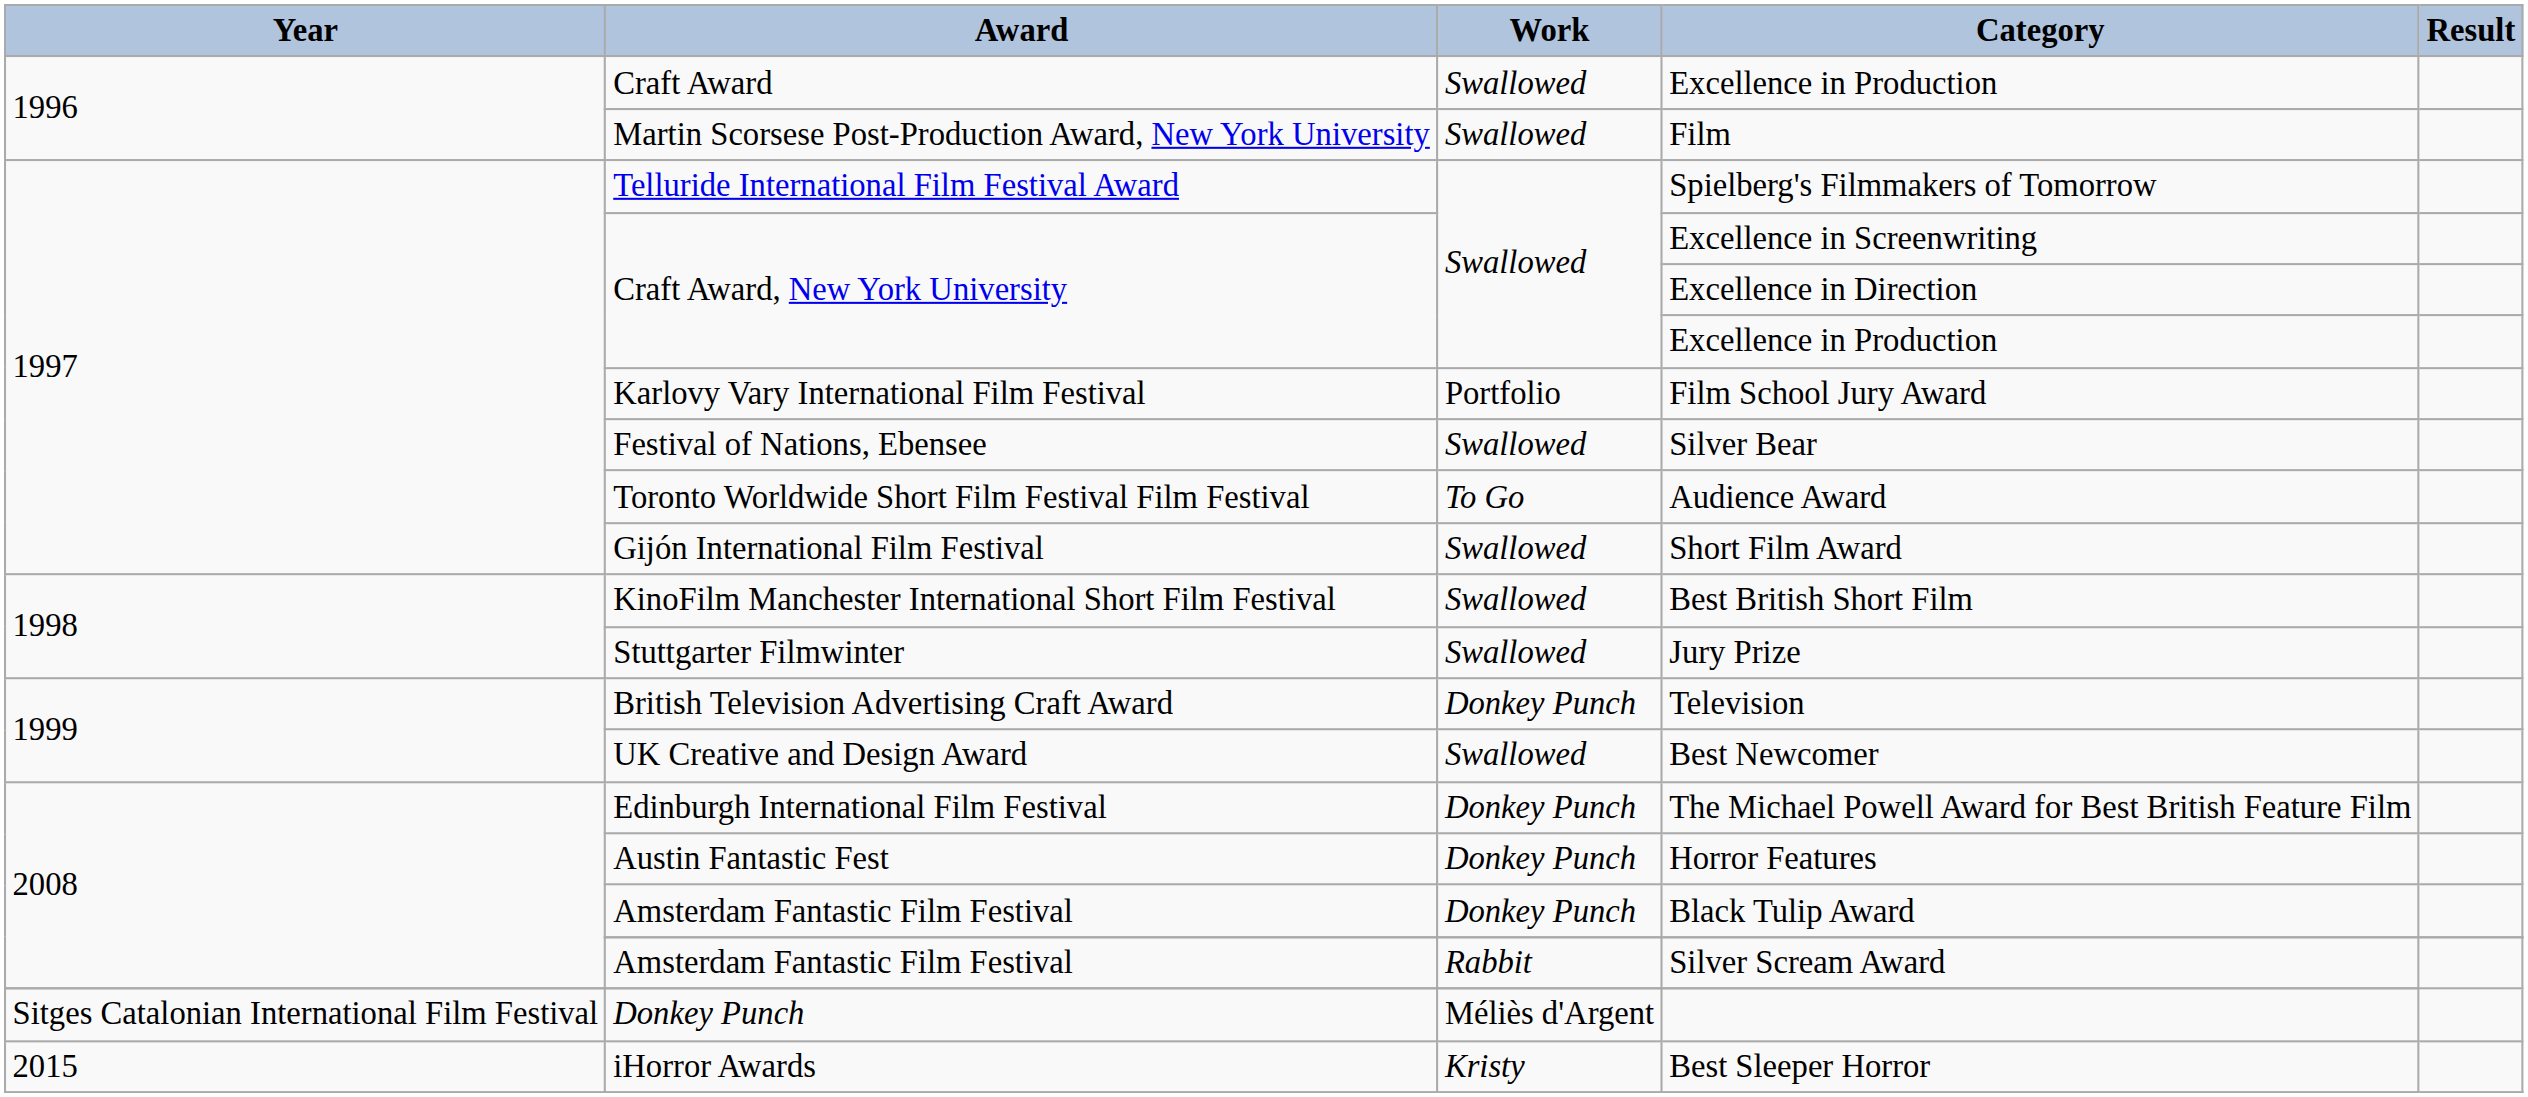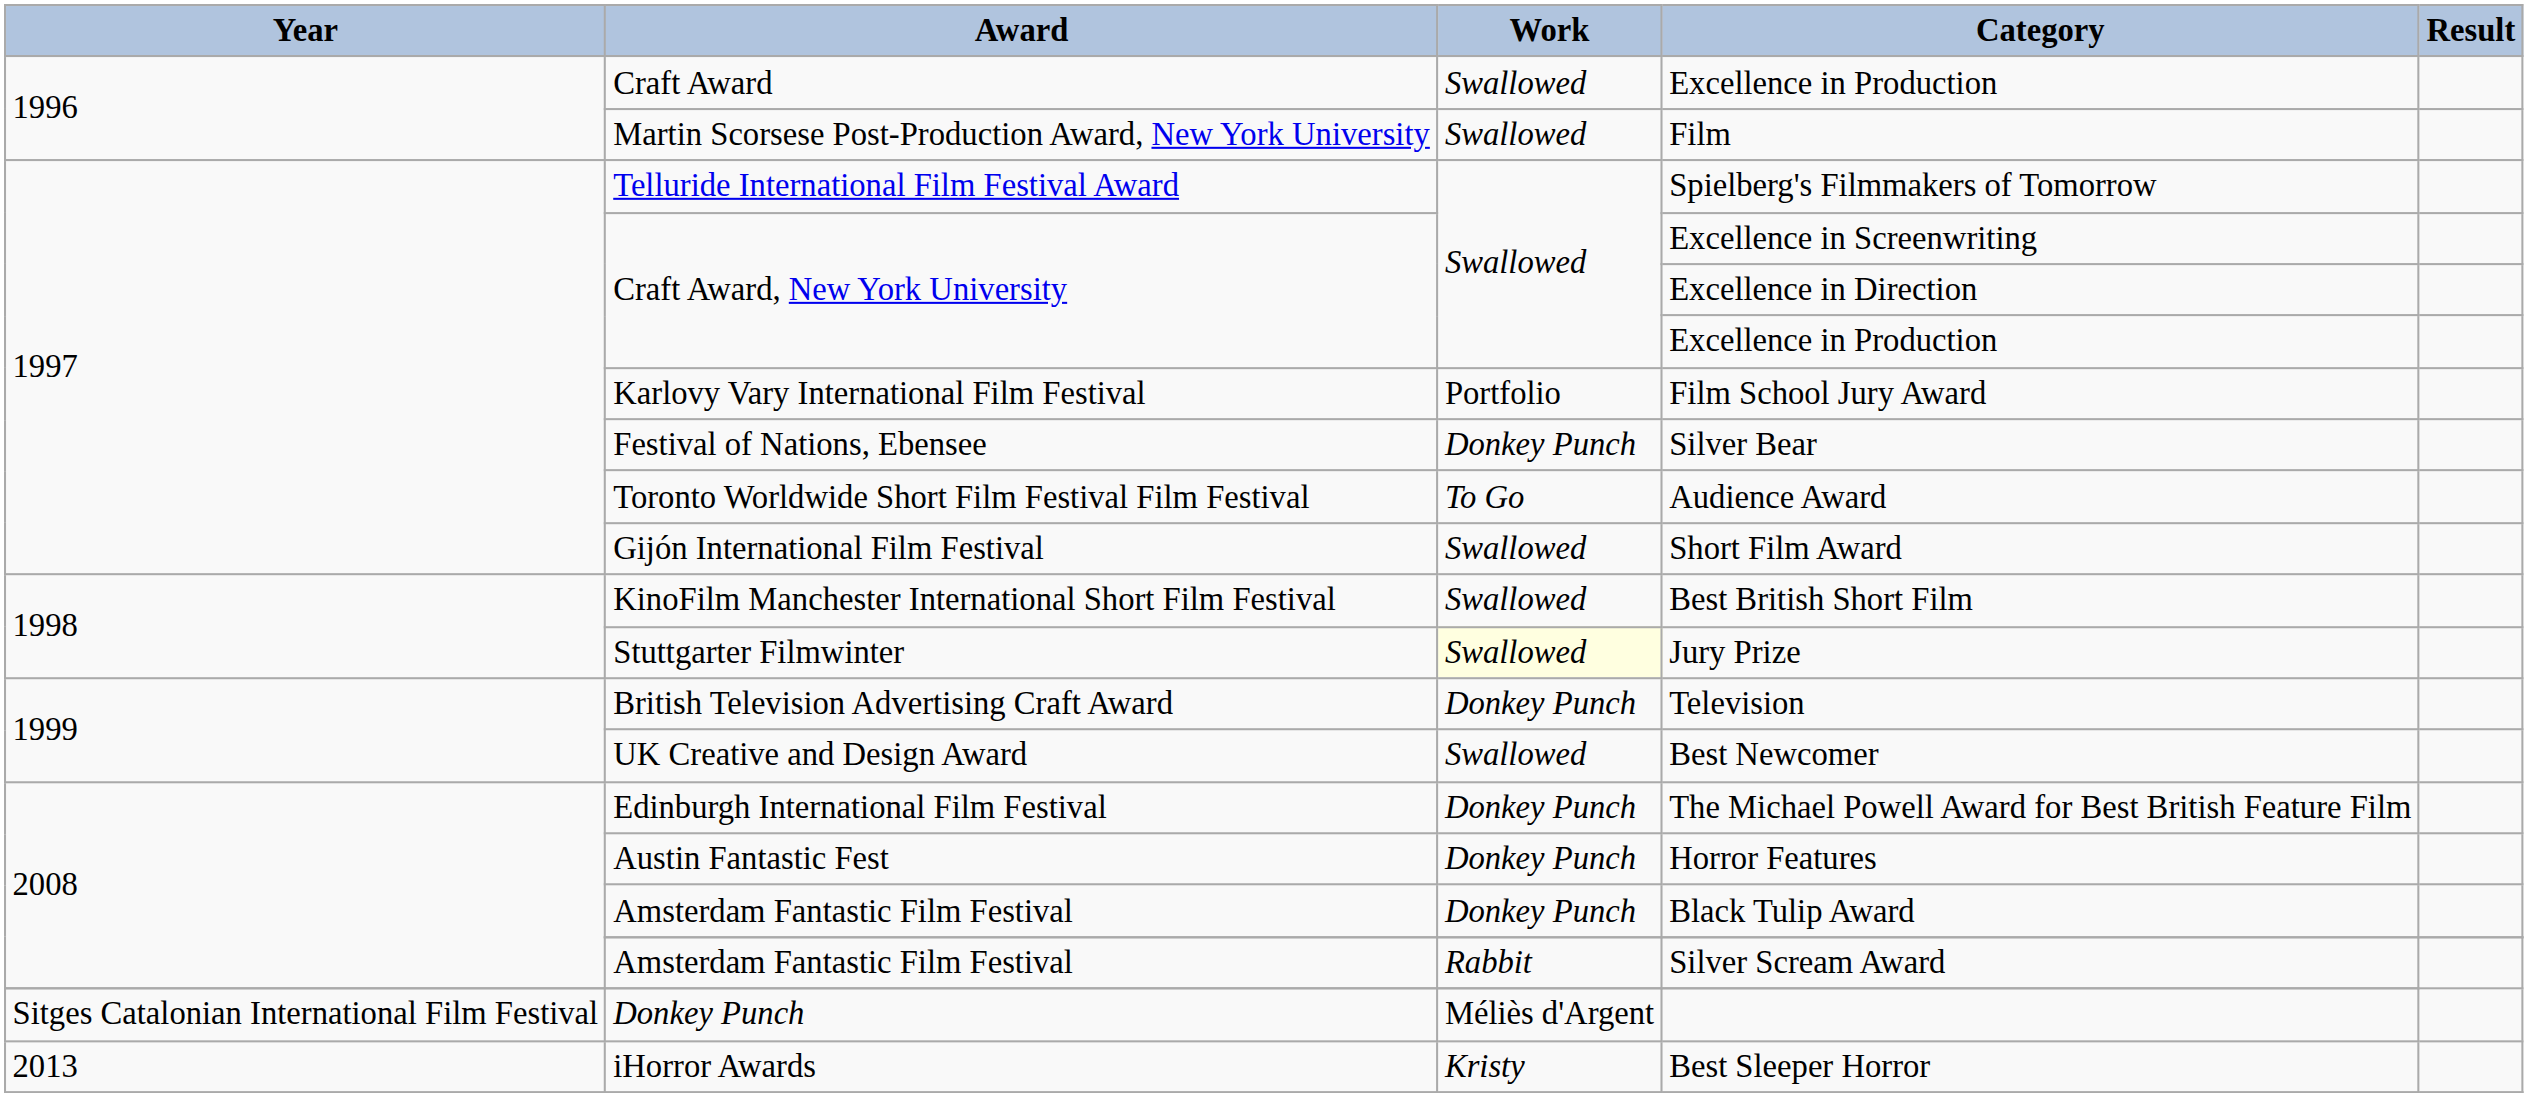(1516, 444) Swallowed -> (1540, 444) Donkey Punch
(1516, 651) no background -> (1516, 651) lightyellow background
(45, 1065) 2015 -> (45, 1065) 2013
